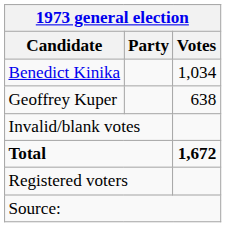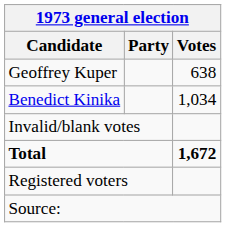rows swapped: (64, 72) <-> (63, 99)
